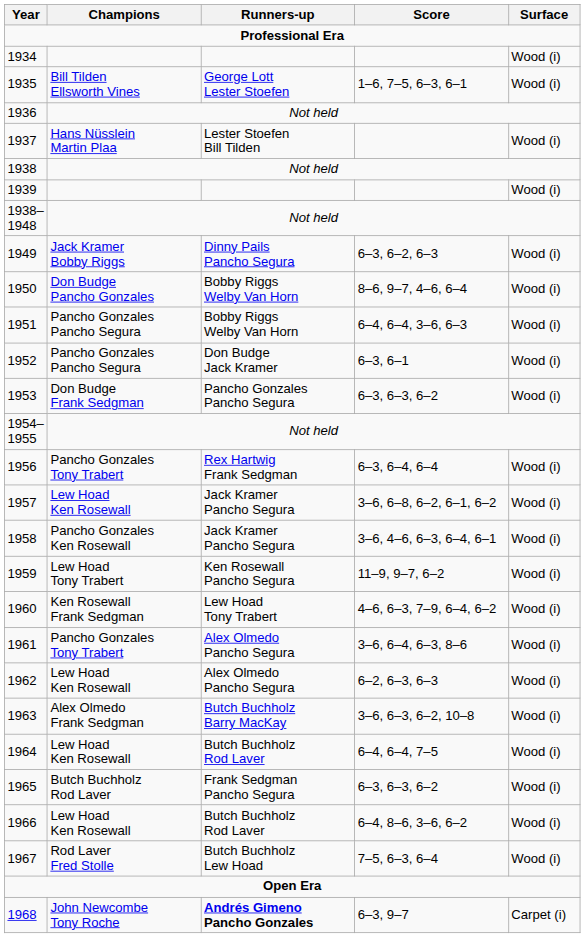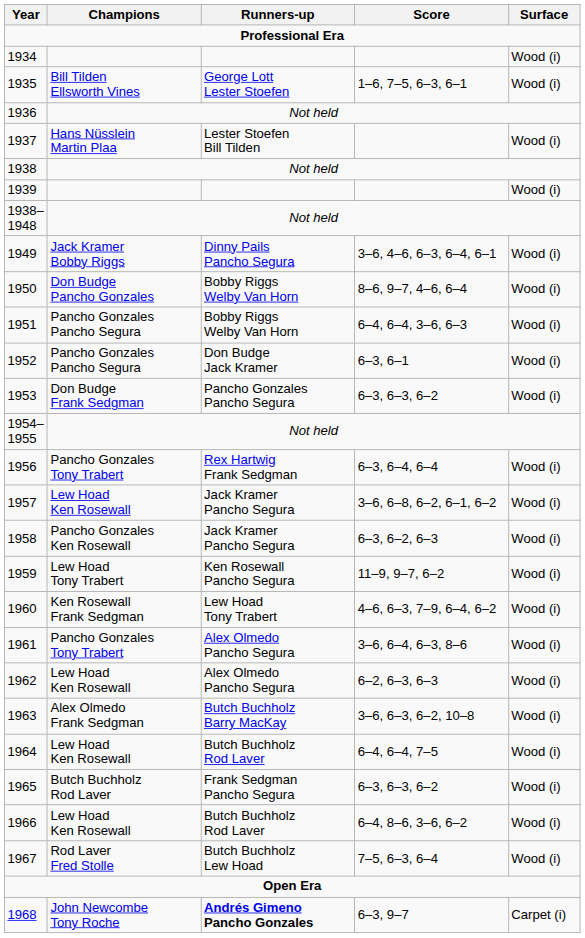(398, 253) 6–3, 6–2, 6–3 -> (427, 253) 3–6, 4–6, 6–3, 6–4, 6–1
(427, 538) 3–6, 4–6, 6–3, 6–4, 6–1 -> (398, 538) 6–3, 6–2, 6–3
